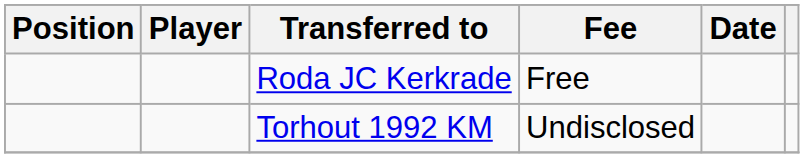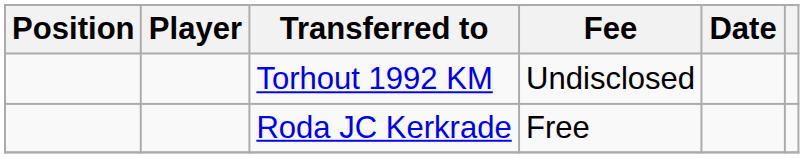rows swapped: (375, 127) <-> (384, 78)
